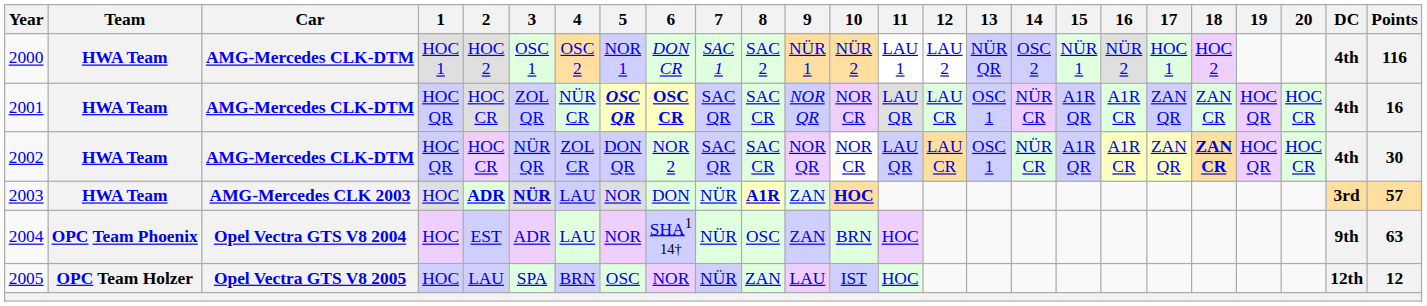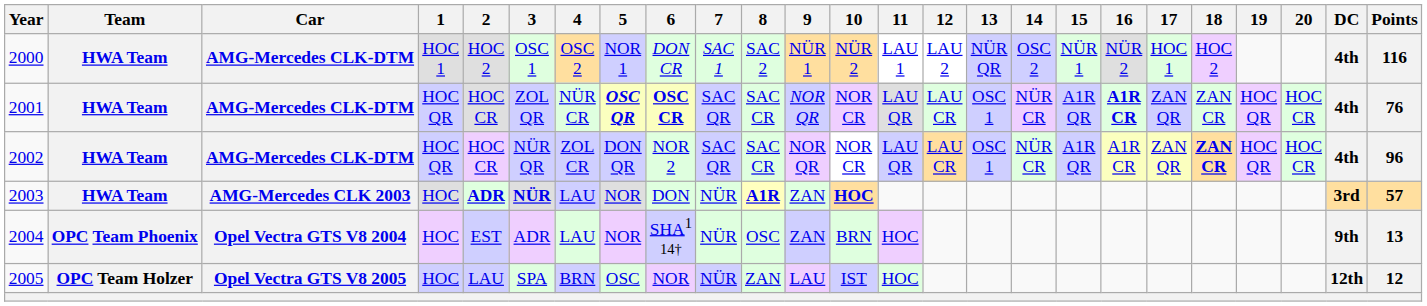(1124, 107) normal -> (1124, 107) bold
(1394, 107) 16 -> (1394, 107) 76
(1394, 156) 30 -> (1394, 156) 96
(1394, 237) 63 -> (1394, 237) 13
